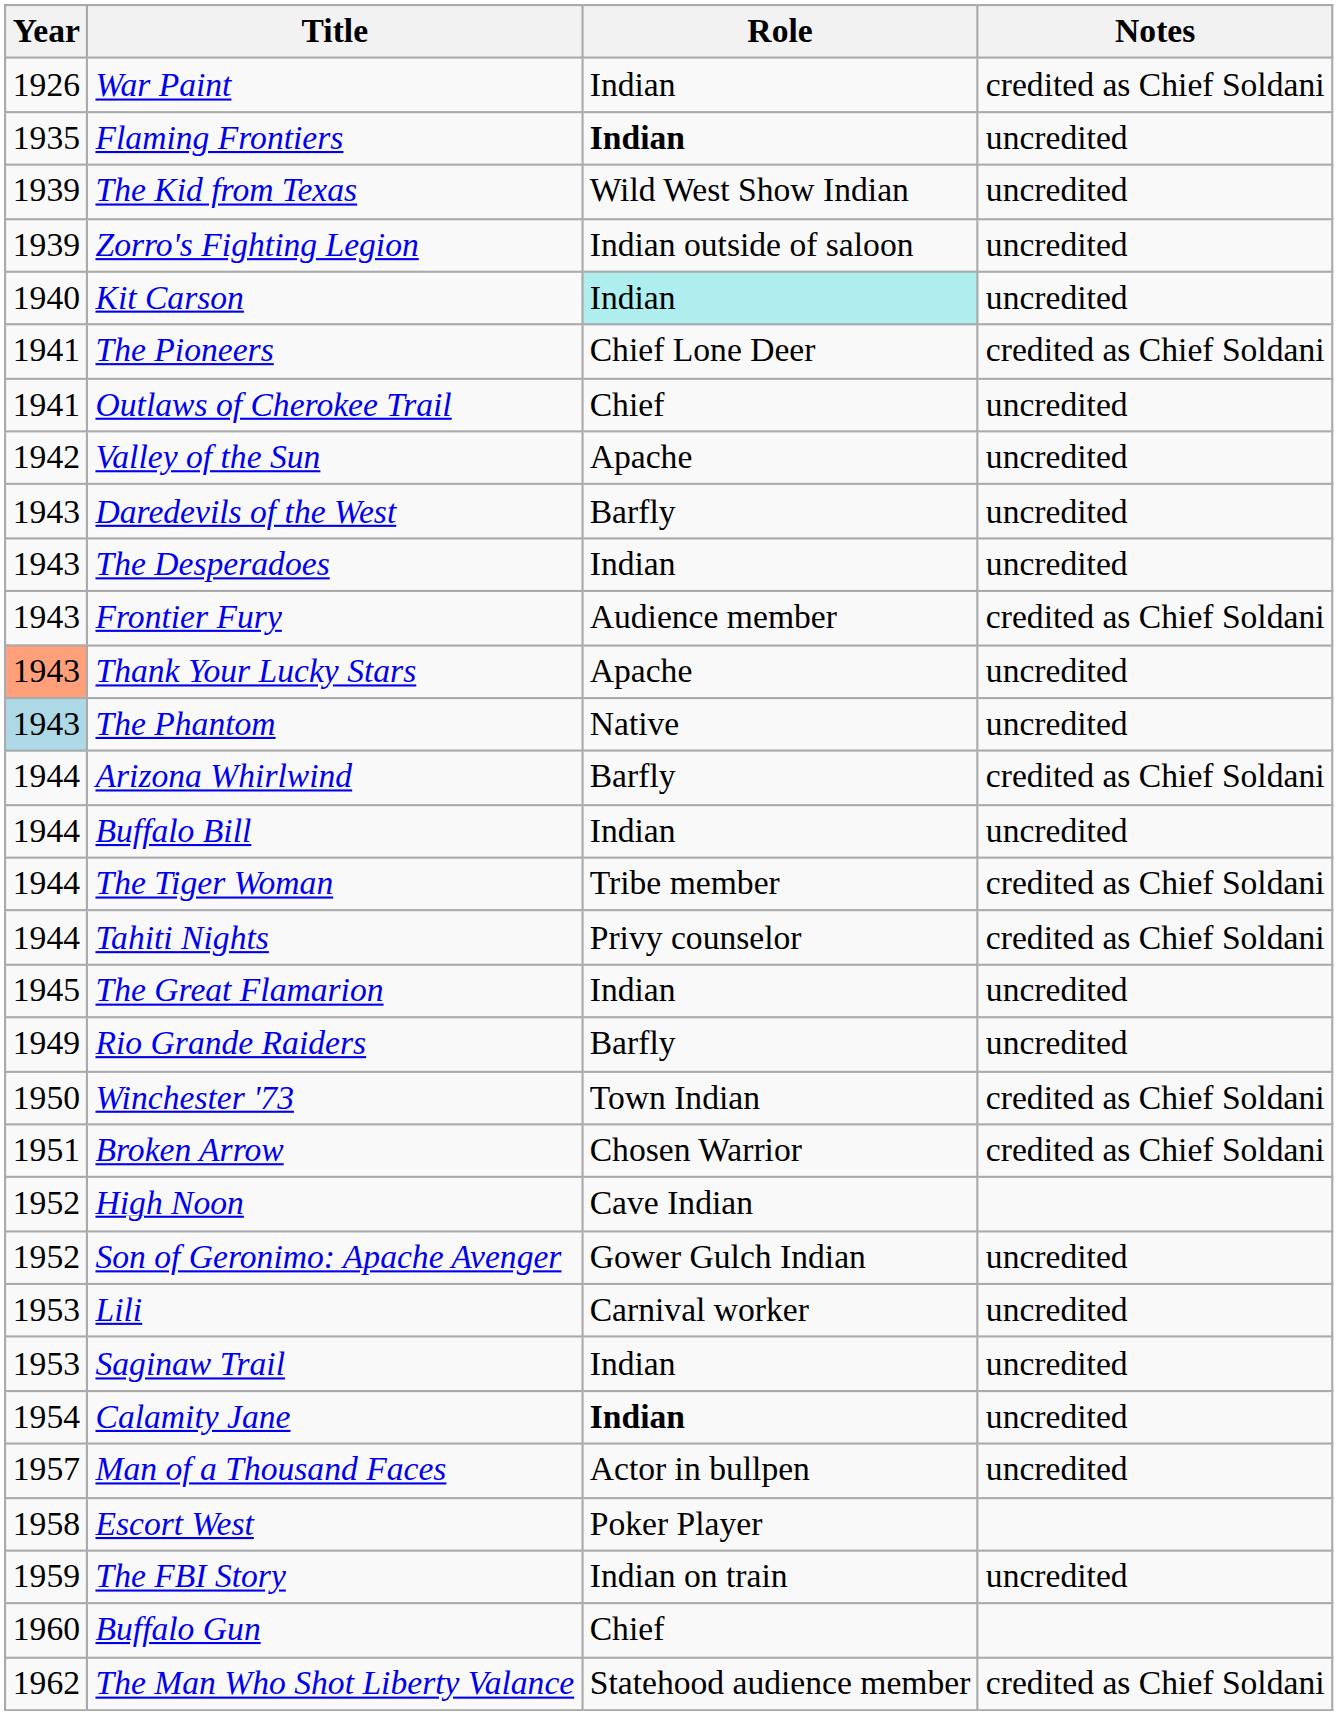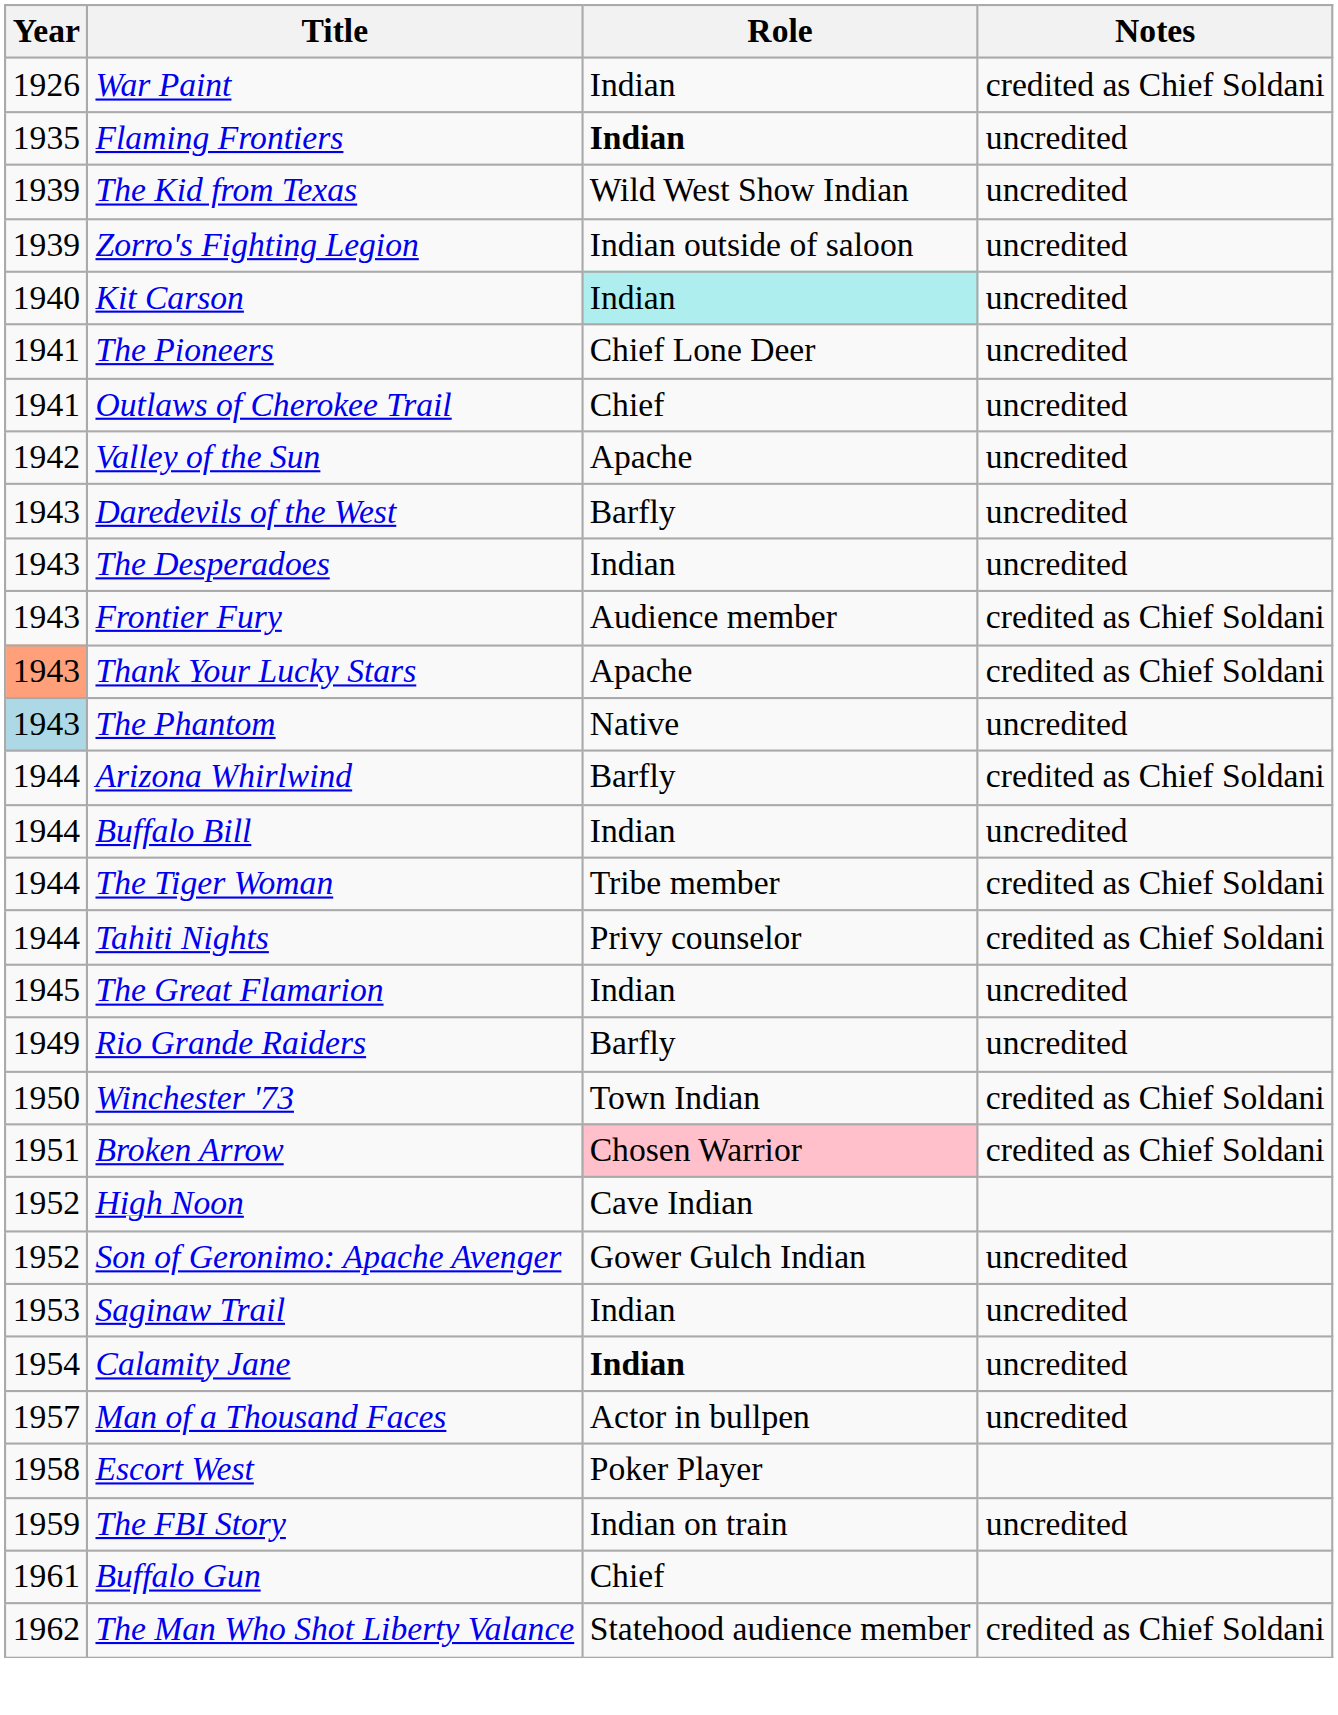(1155, 350) credited as Chief Soldani -> (1057, 350) uncredited
(1057, 670) uncredited -> (1155, 670) credited as Chief Soldani
(696, 1150) no background -> (696, 1150) pink background
- row: (119, 1310)
(46, 1629) 1960 -> (46, 1576) 1961
